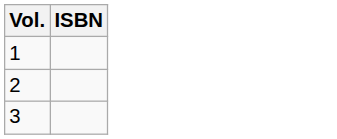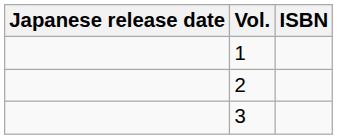+ column: (117, 20)
